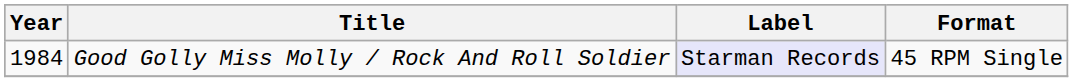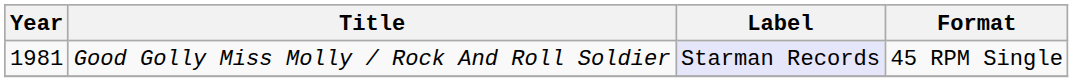(37, 59) 1984 -> (37, 59) 1981
